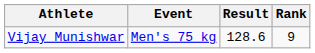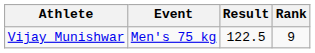(246, 37) 128.6 -> (246, 37) 122.5
